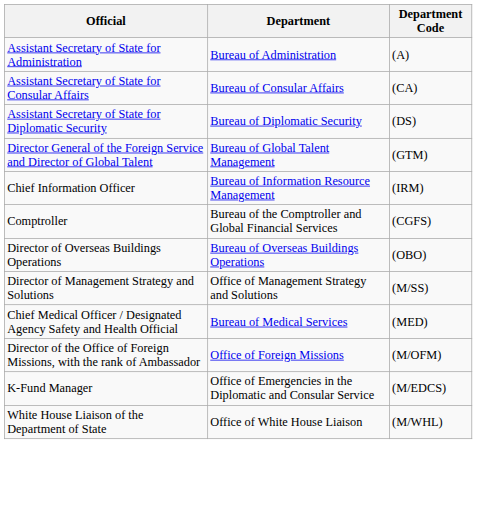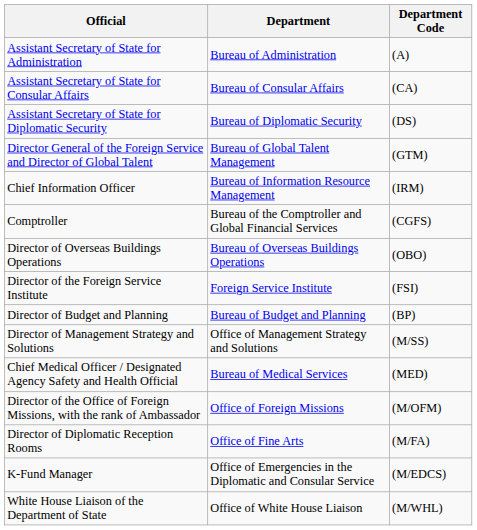+ row: (84, 288)
+ row: (88, 314)
+ row: (90, 441)
